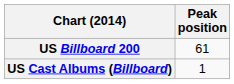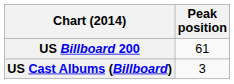(202, 68) 1 -> (202, 68) 3
